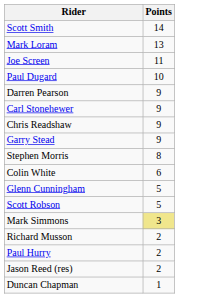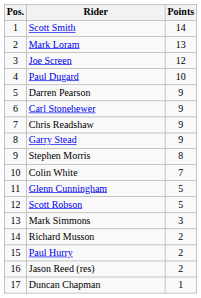+ column: (15, 12)
(159, 60) 11 -> (181, 60) 12
(159, 172) 6 -> (181, 172) 7
(159, 220) khaki background -> (181, 220) no background
